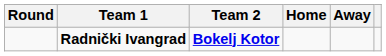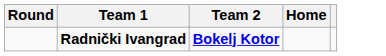- column: (352, 16)
